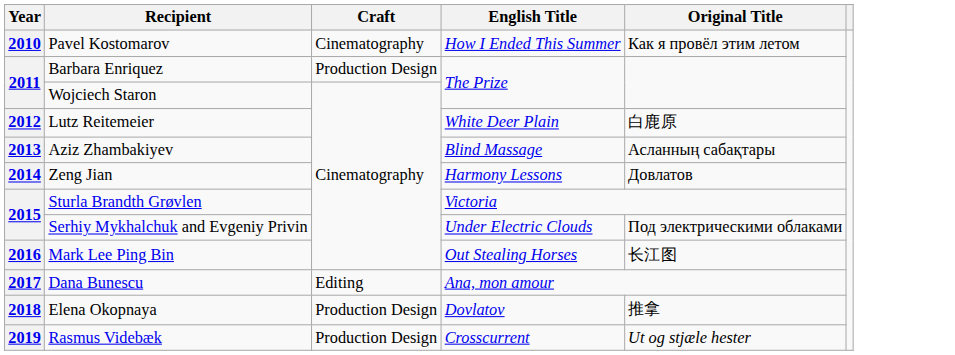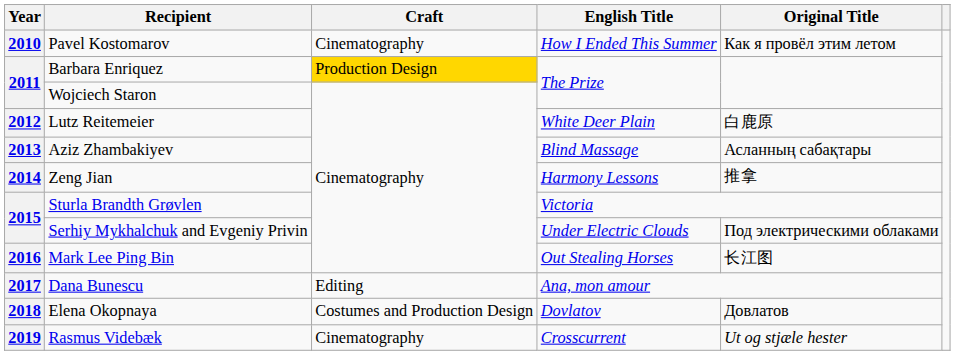(376, 69) no background -> (376, 69) gold background
(660, 175) Довлатов -> (741, 176) 推拿
(376, 309) Production Design -> (424, 311) Costumes and Production Design
(644, 309) 推拿 -> (756, 311) Довлатов
(376, 337) Production Design -> (370, 337) Cinematography
